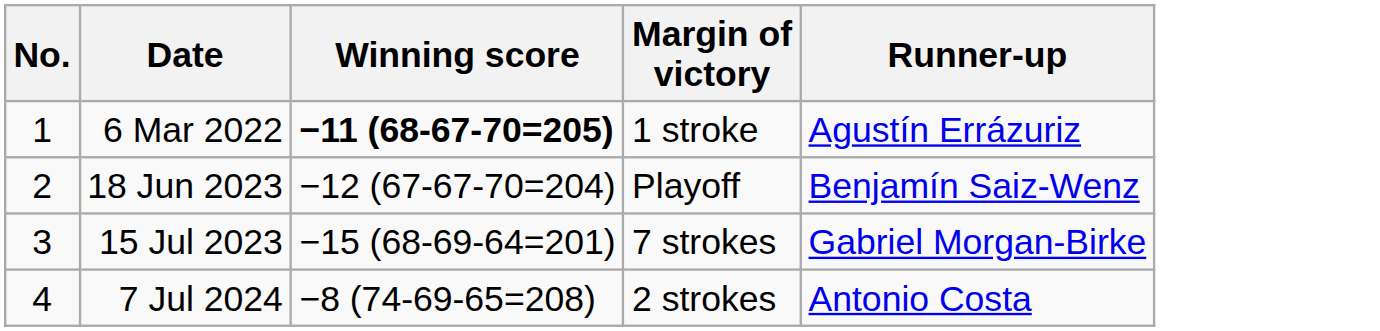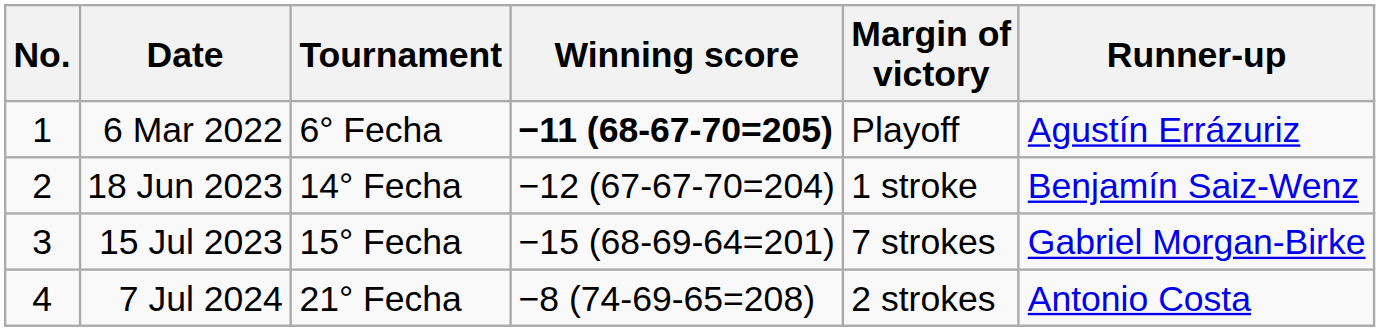+ column: (401, 53)
(695, 130) 1 stroke -> (905, 130) Playoff
(686, 186) Playoff -> (915, 186) 1 stroke
